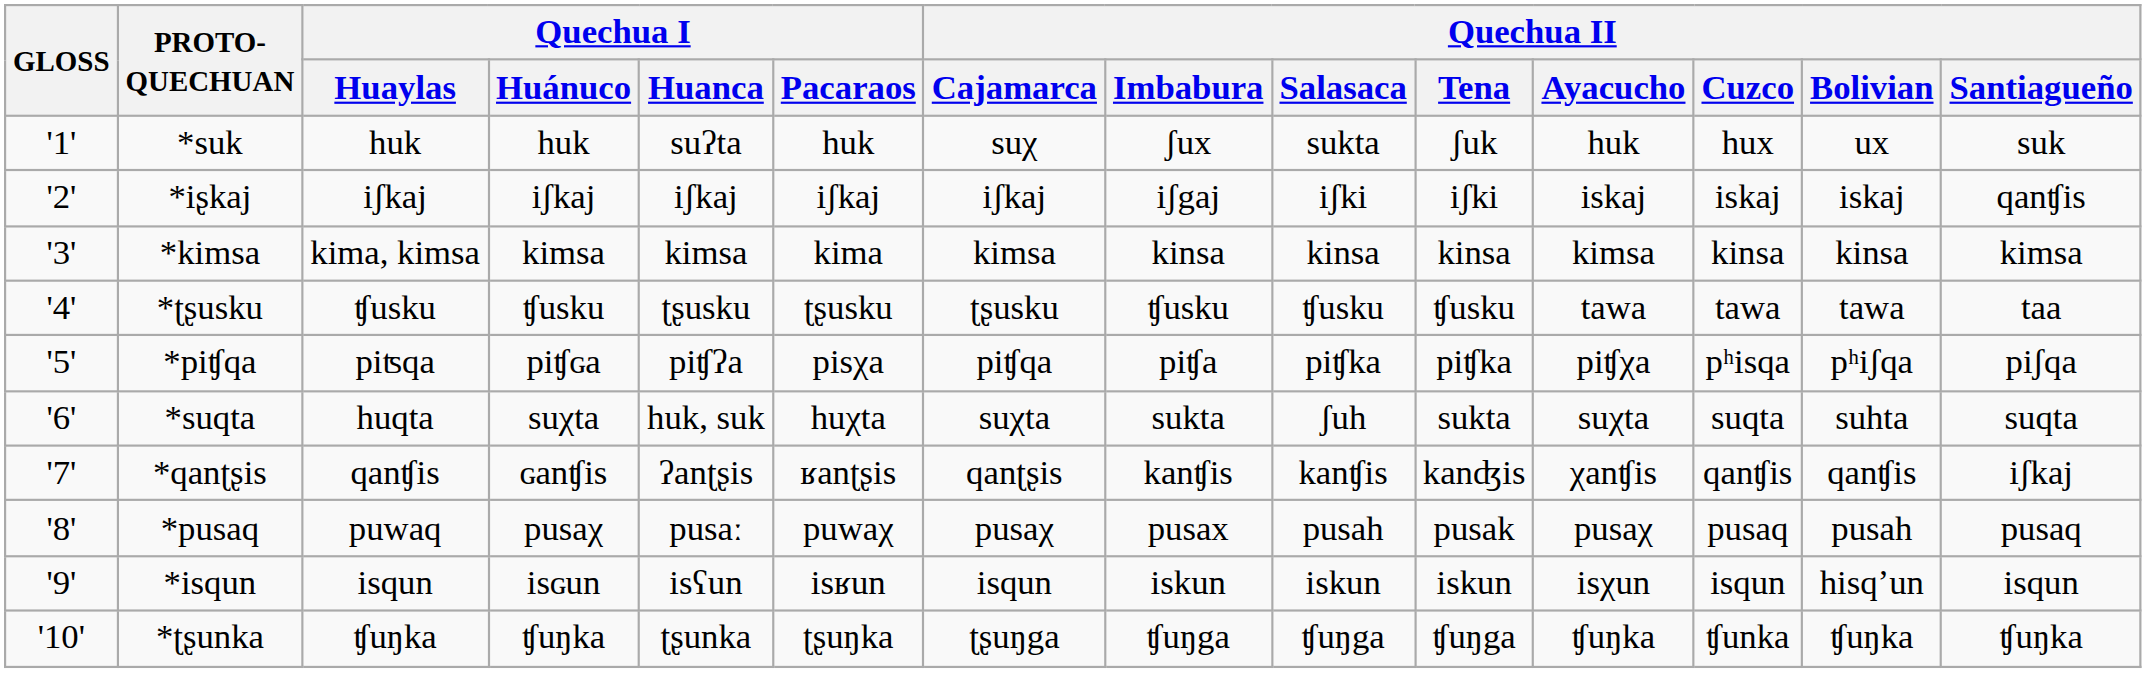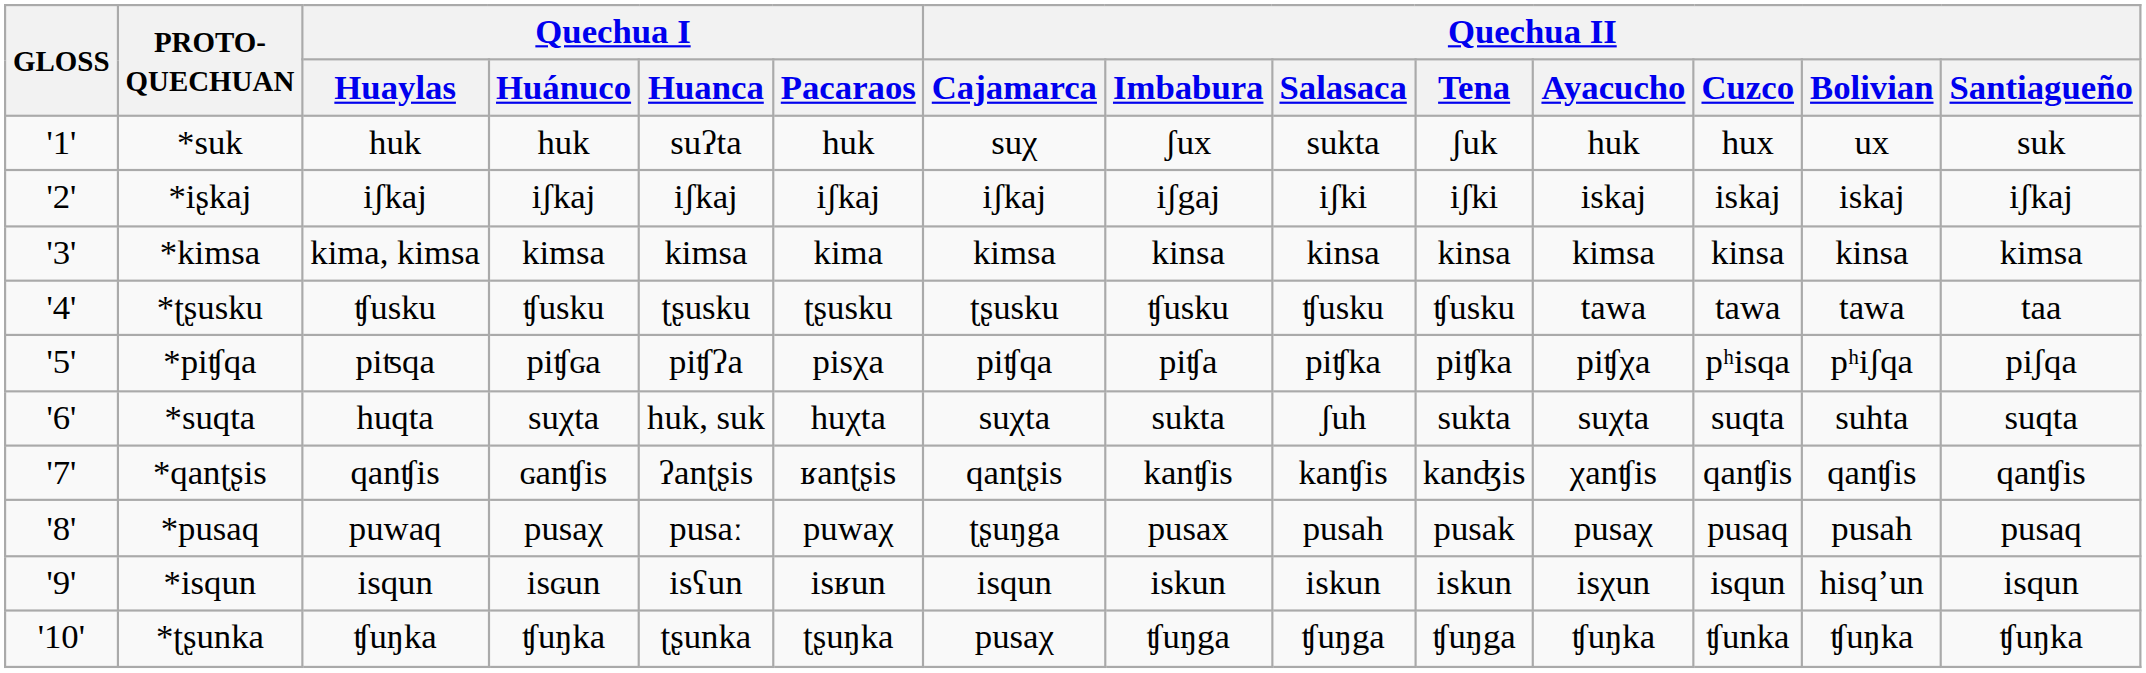(2041, 197) qanʧis -> (2041, 197) iʃkaj
(2041, 472) iʃkaj -> (2041, 472) qanʧis
(1014, 527) pusaχ -> (1014, 527) ʈʂuŋga
(1014, 637) ʈʂuŋga -> (1014, 637) pusaχ
